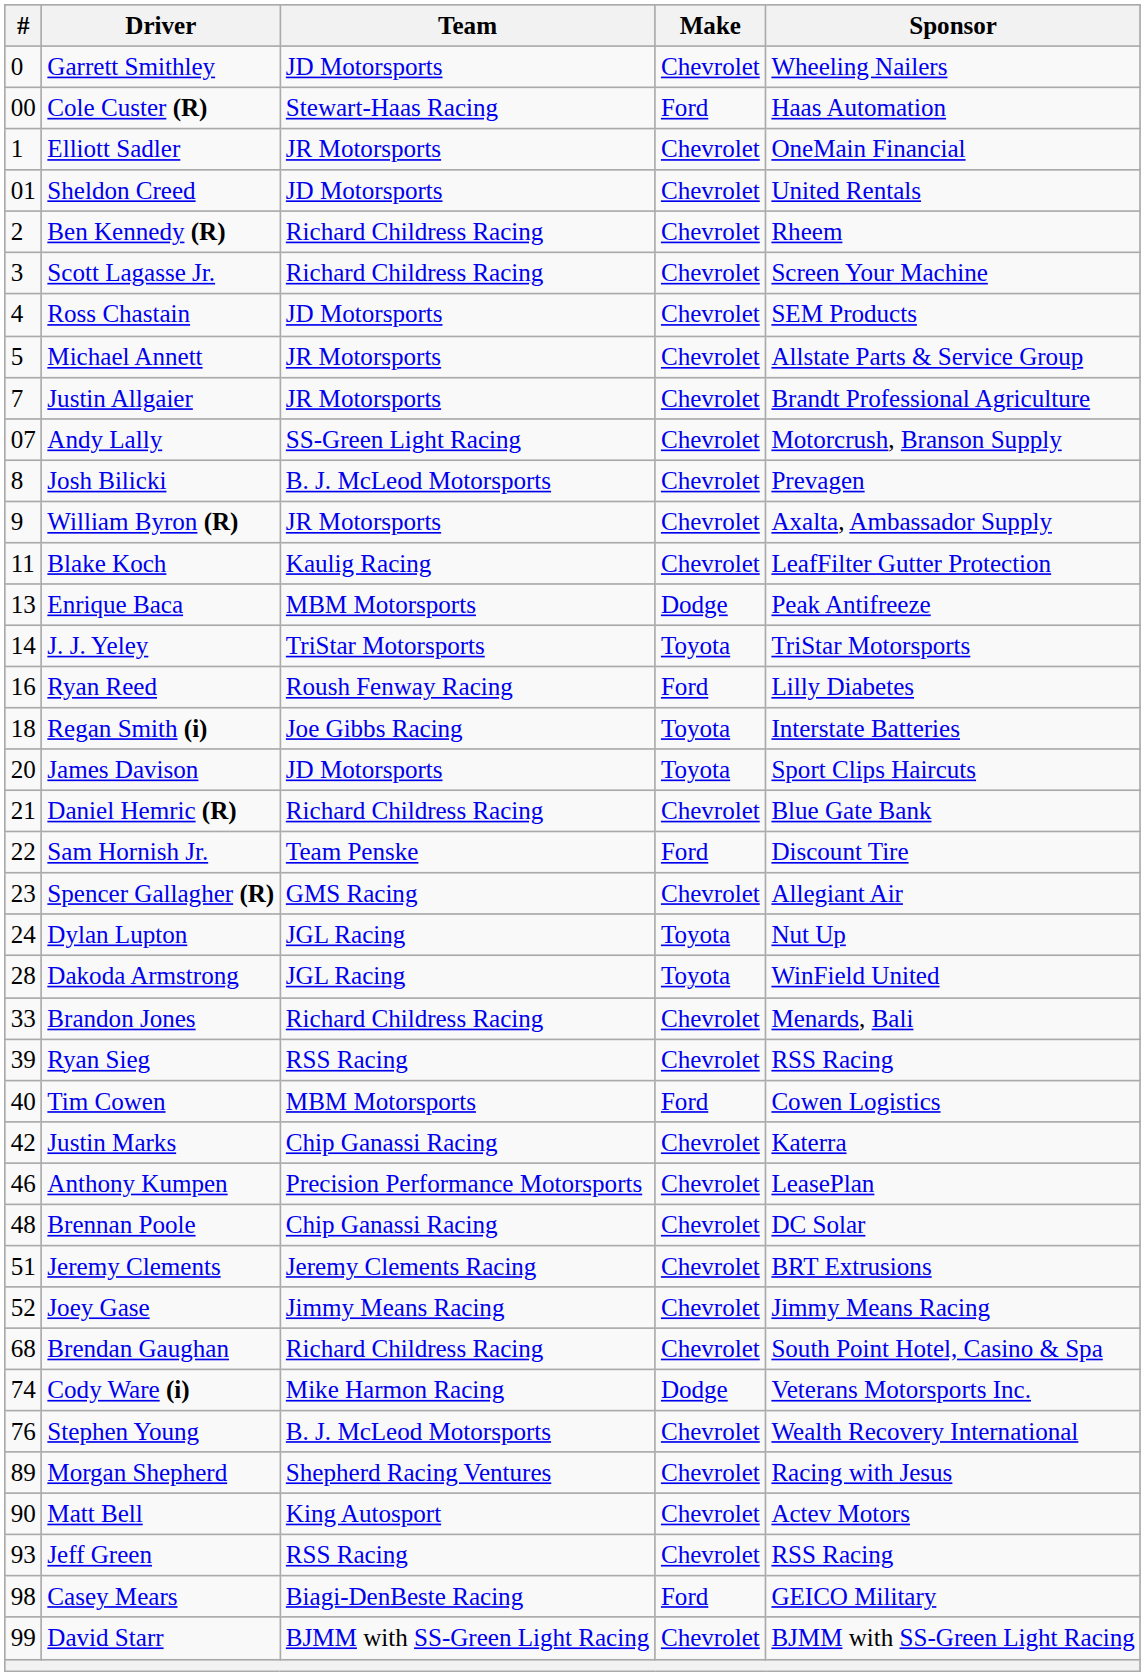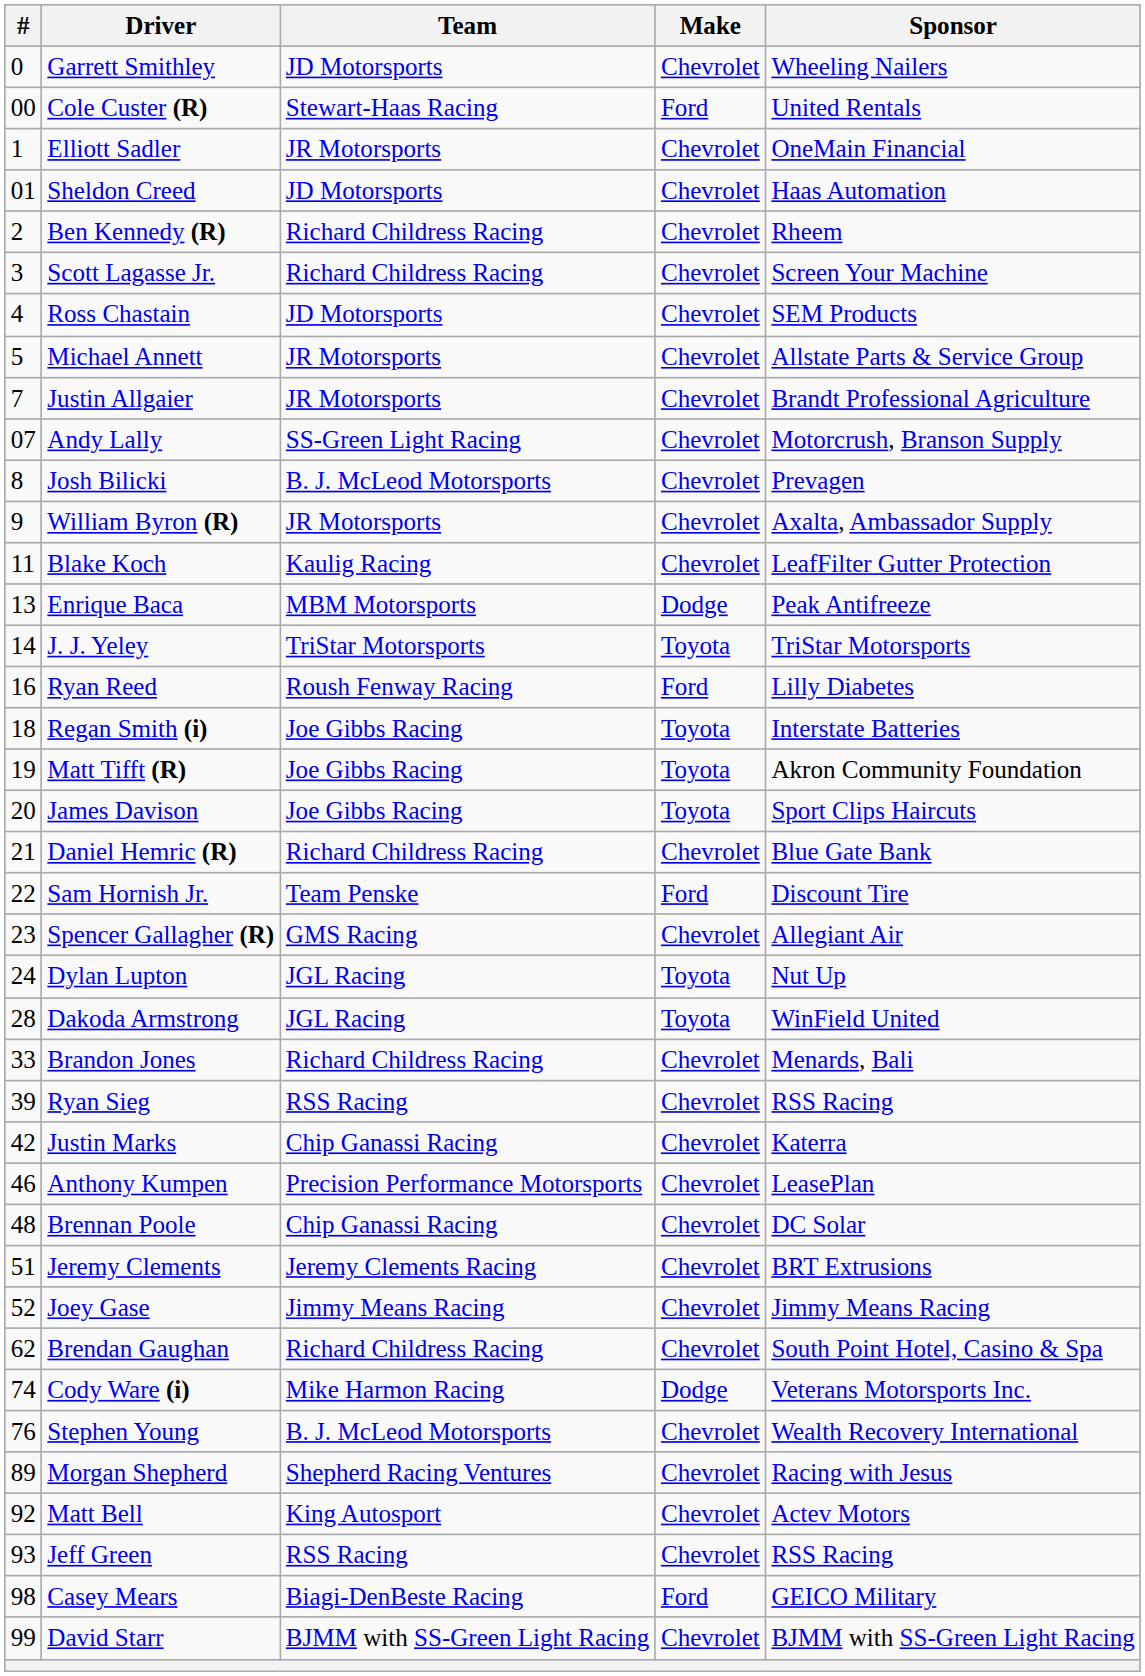(859, 108) Haas Automation -> (846, 108) United Rentals
(846, 190) United Rentals -> (859, 190) Haas Automation
+ row: (117, 769)
(364, 769) JD Motorsports -> (374, 811) Joe Gibbs Racing
- row: (106, 1100)
(23, 1348) 68 -> (23, 1348) 62
(23, 1514) 90 -> (23, 1514) 92
